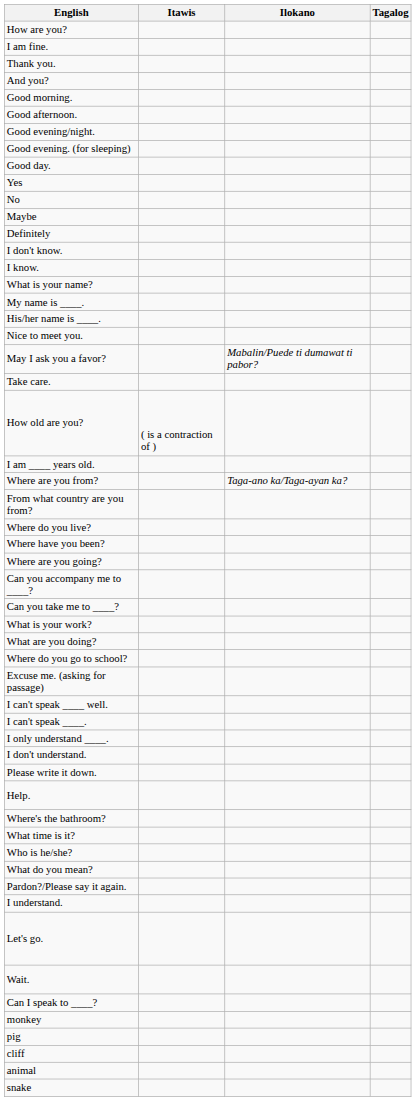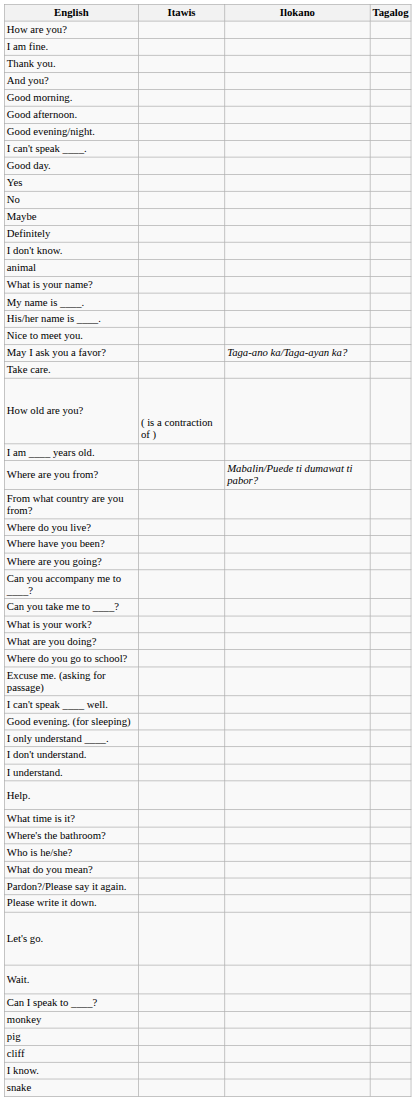rows swapped: (69, 149) <-> (47, 721)
rows swapped: (23, 268) <-> (21, 1070)
(290, 359) Mabalin/Puede ti dumawat ti pabor? -> (287, 353) Taga-ano ka/Taga-ayan ka?
(287, 481) Taga-ano ka/Taga-ayan ka? -> (290, 475) Mabalin/Puede ti dumawat ti pabor?
rows swapped: (35, 903) <-> (52, 772)
rows swapped: (56, 818) <-> (41, 835)
